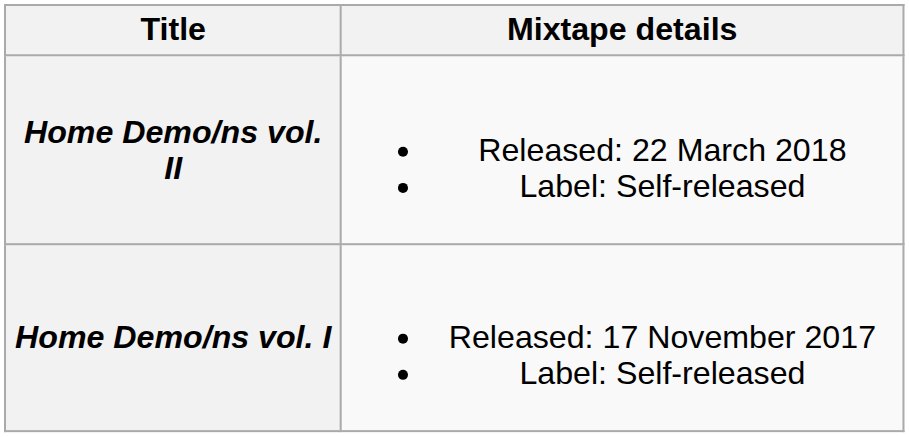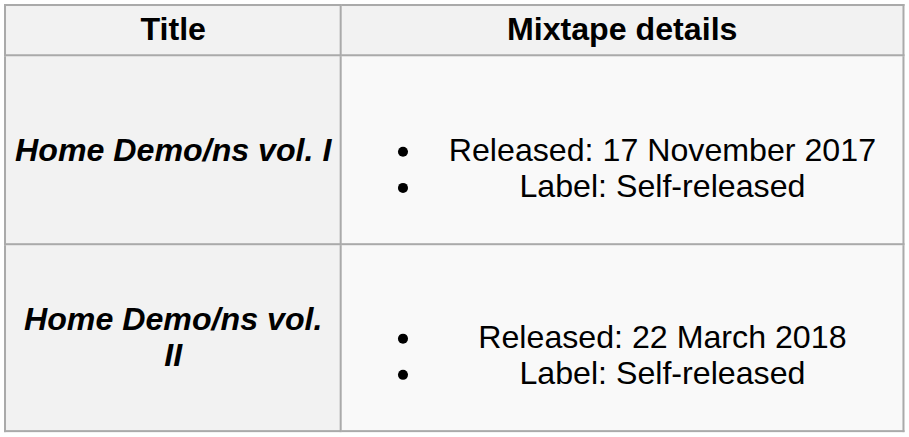rows swapped: (173, 337) <-> (173, 149)
